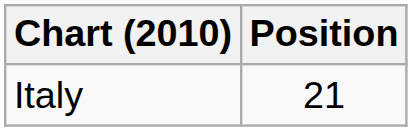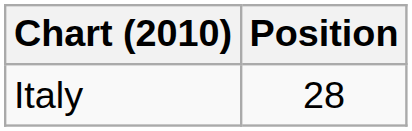(324, 94) 21 -> (324, 94) 28
